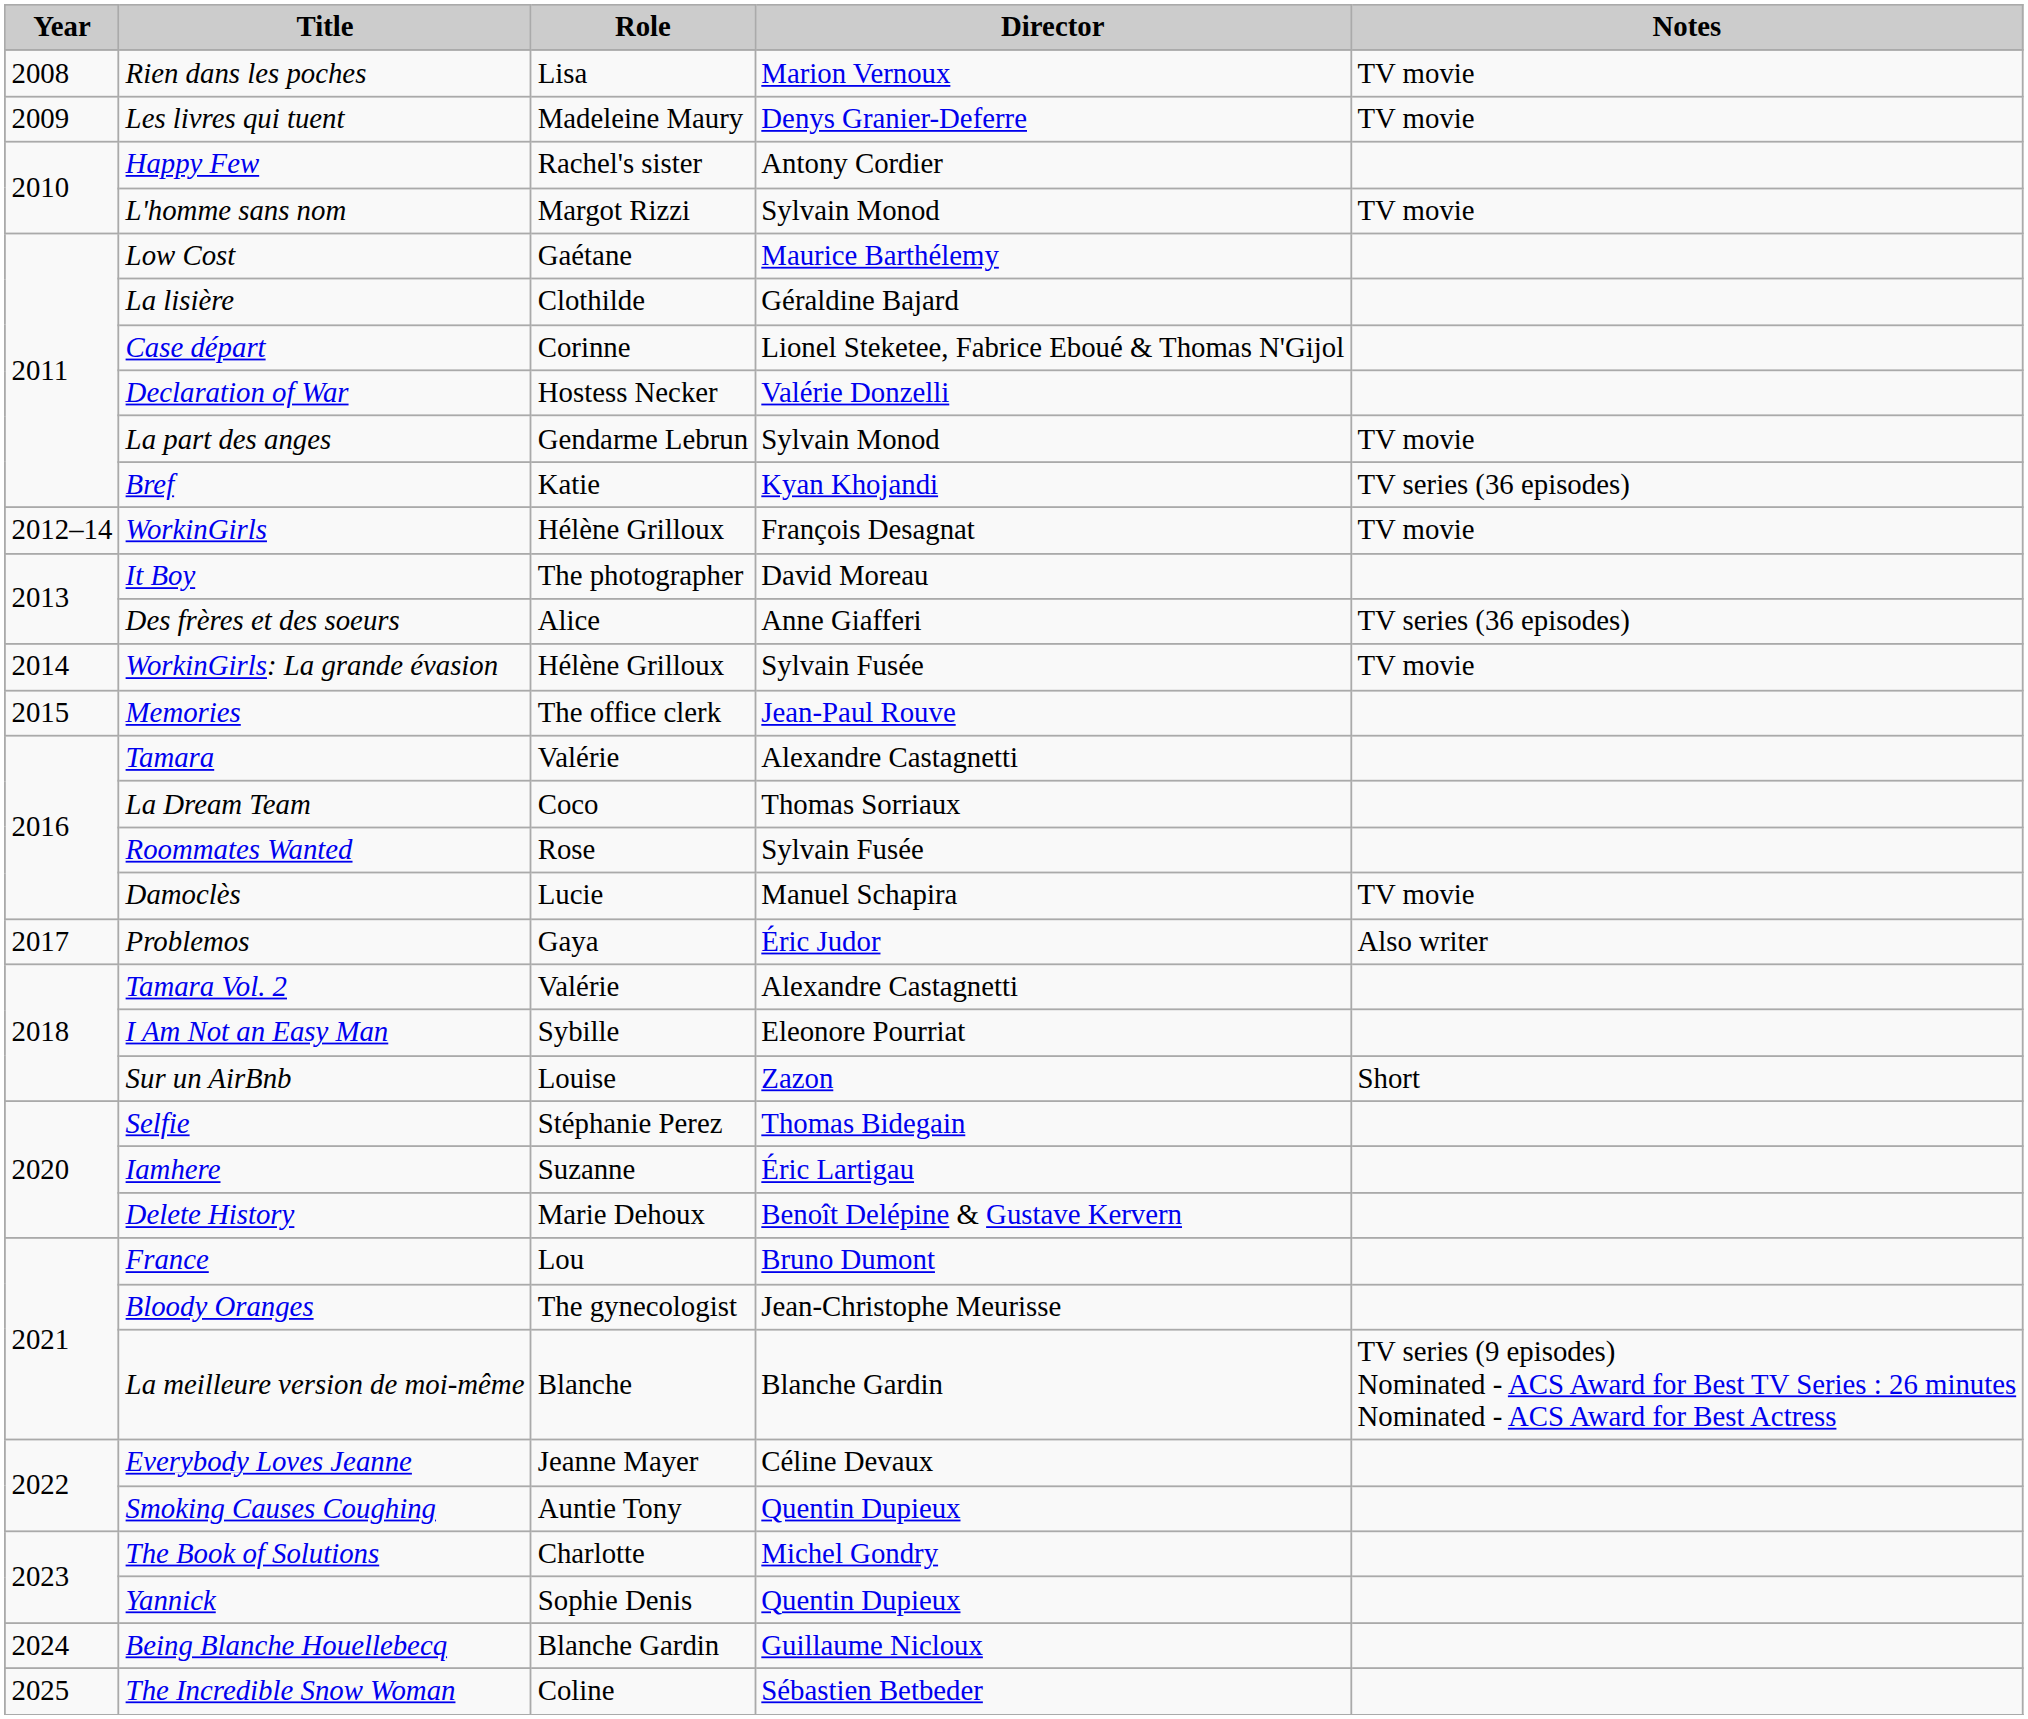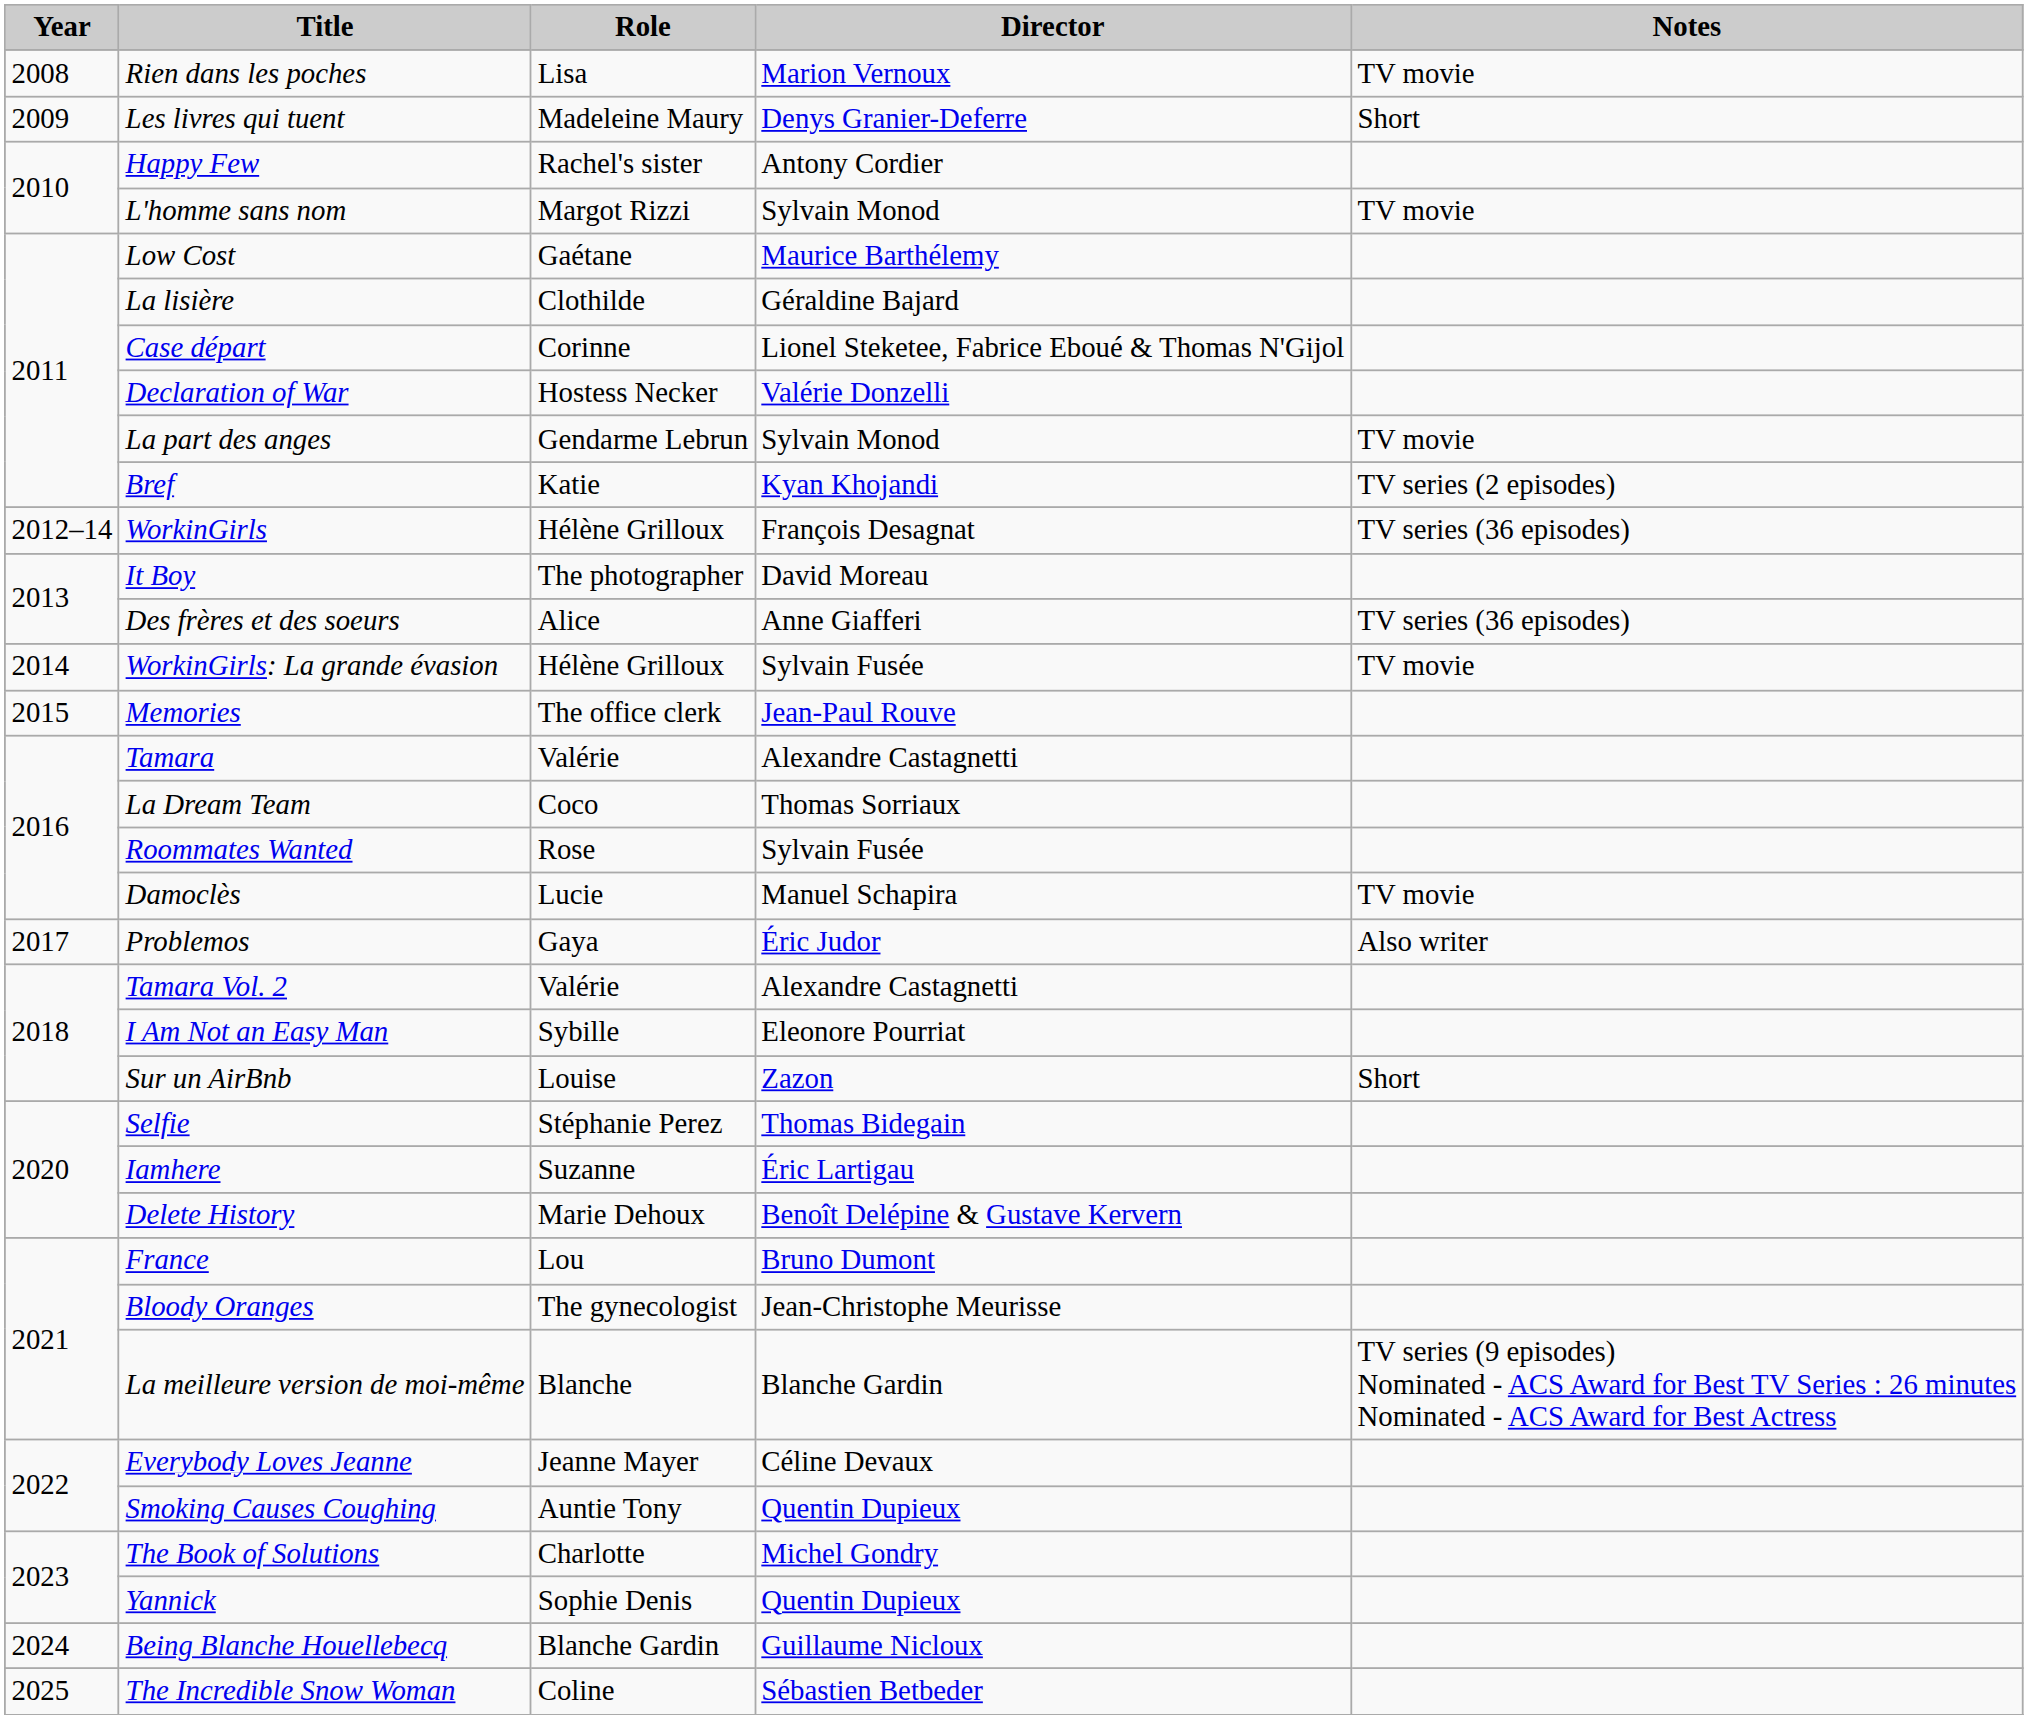(1416, 118) TV movie -> (1389, 118) Short
(1494, 484) TV series (36 episodes) -> (1486, 484) TV series (2 episodes)
(1416, 529) TV movie -> (1494, 529) TV series (36 episodes)
